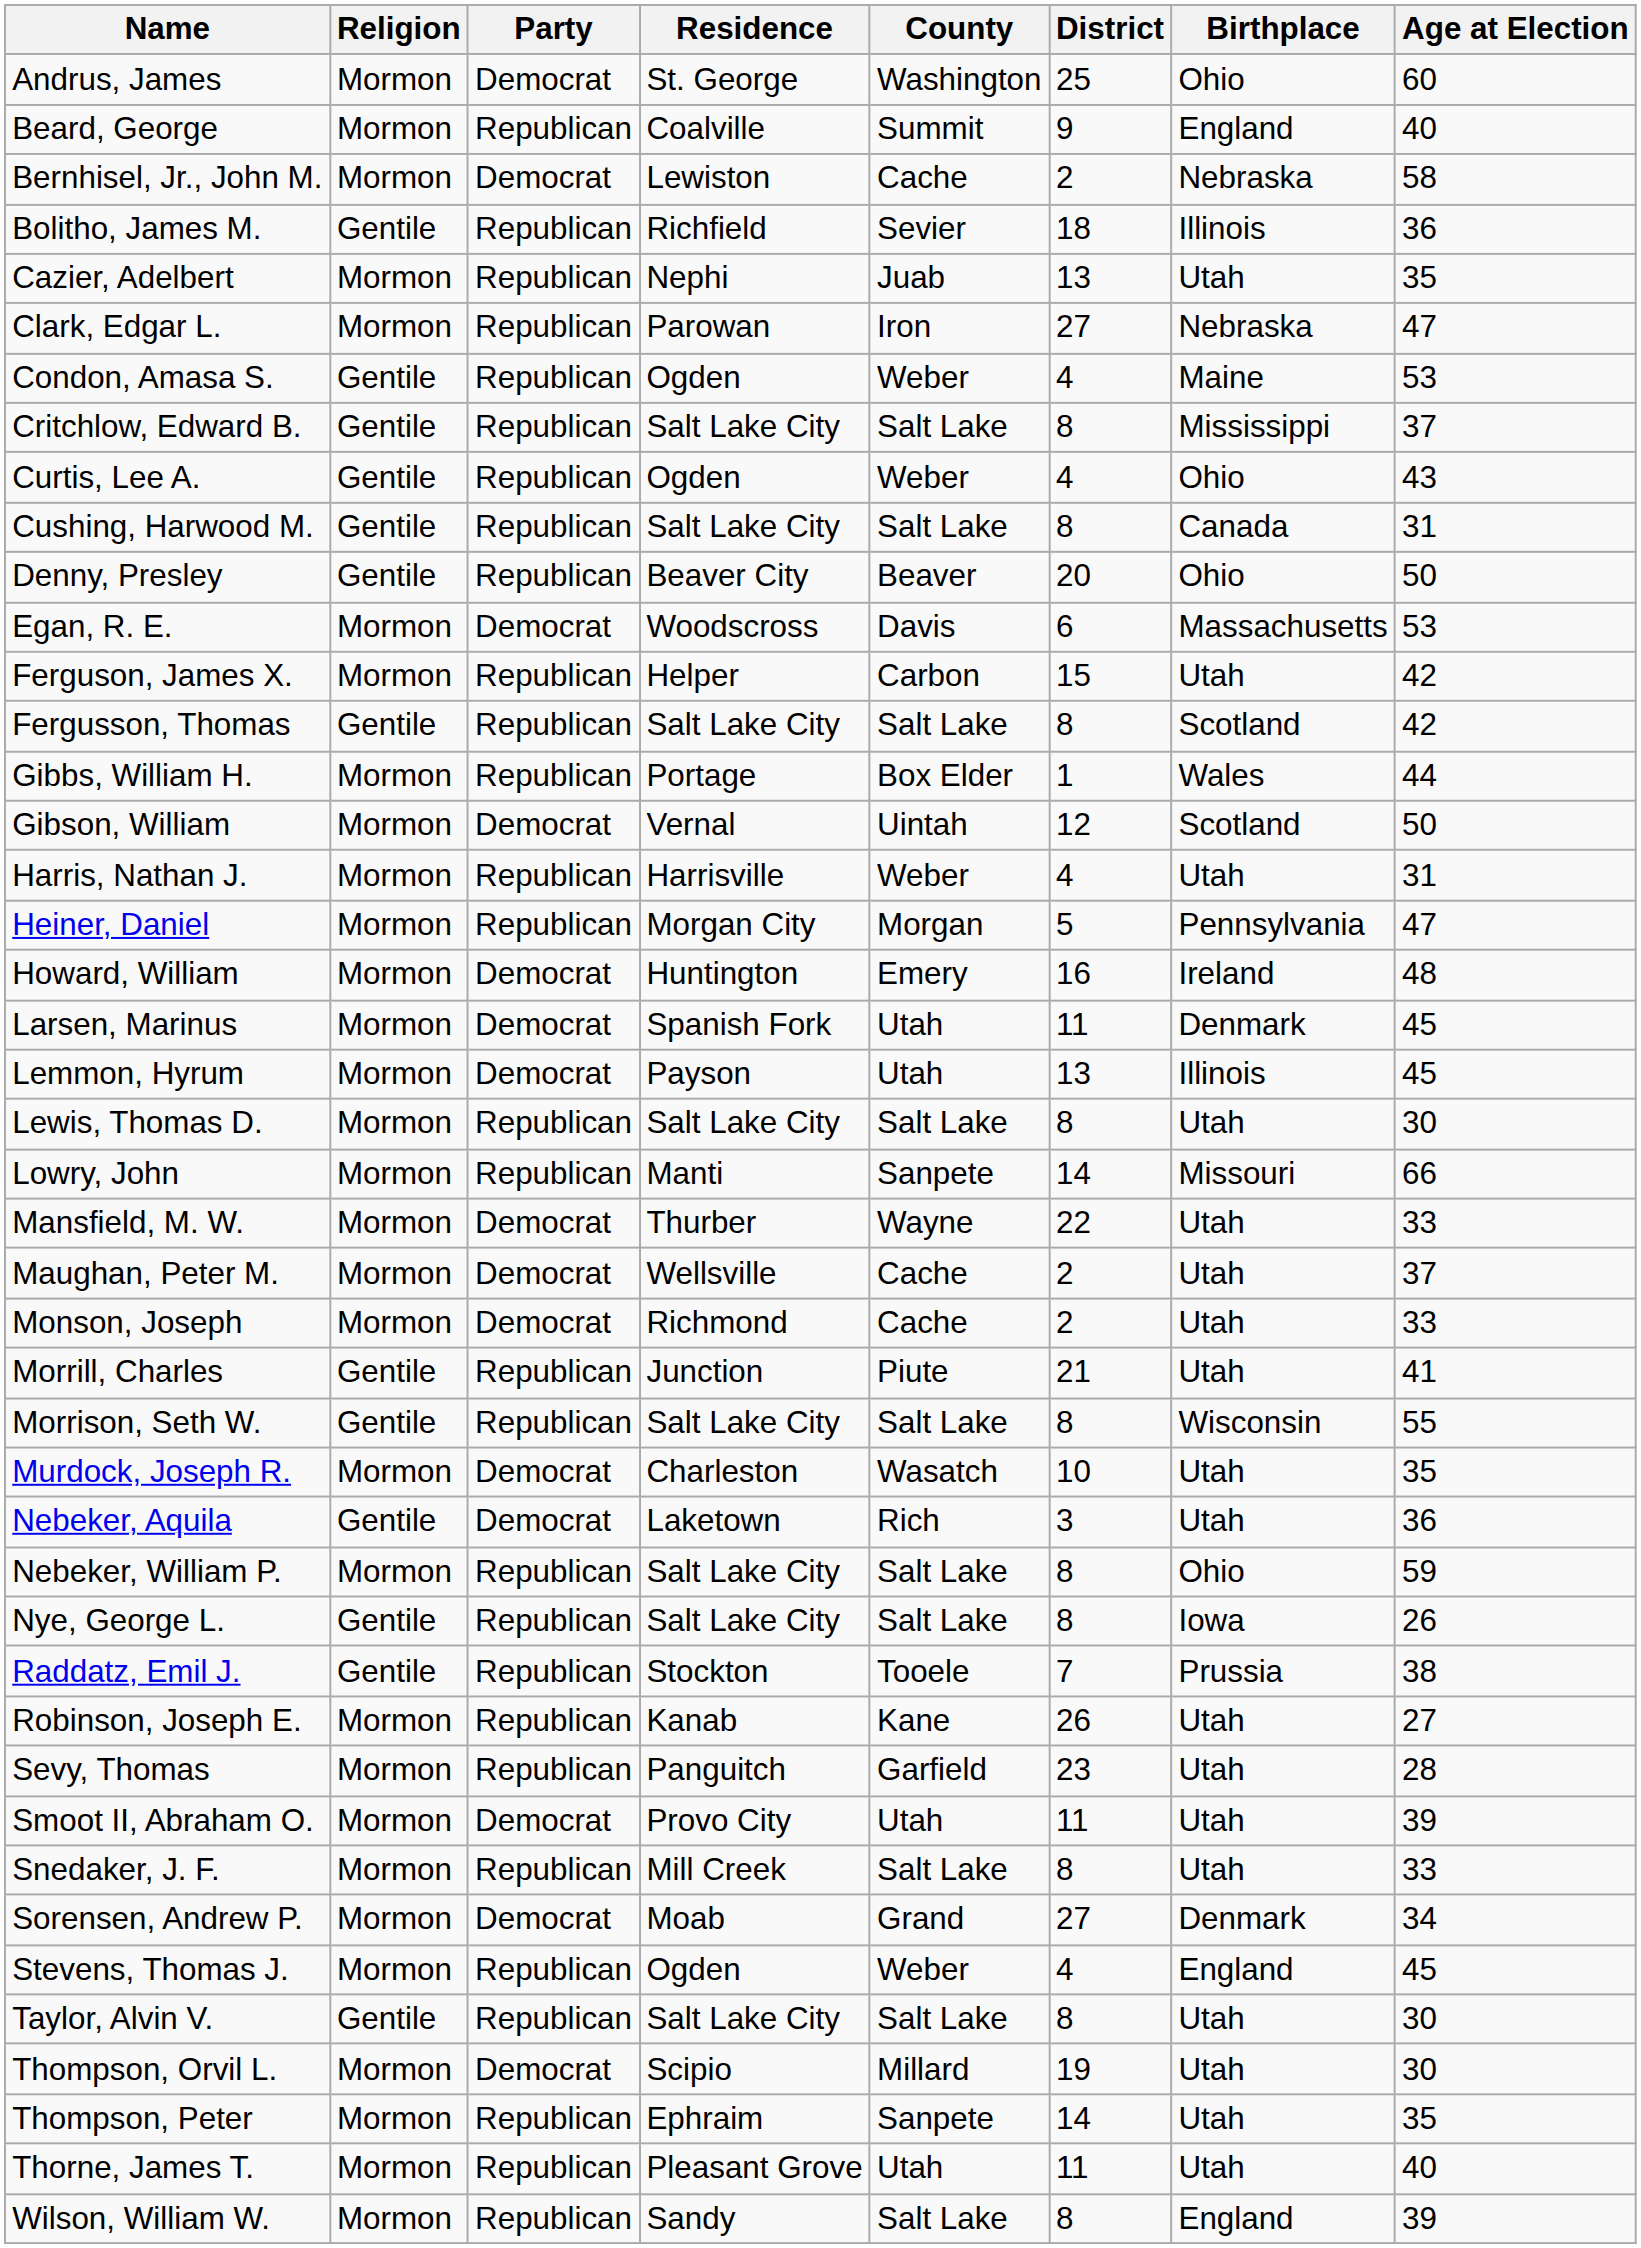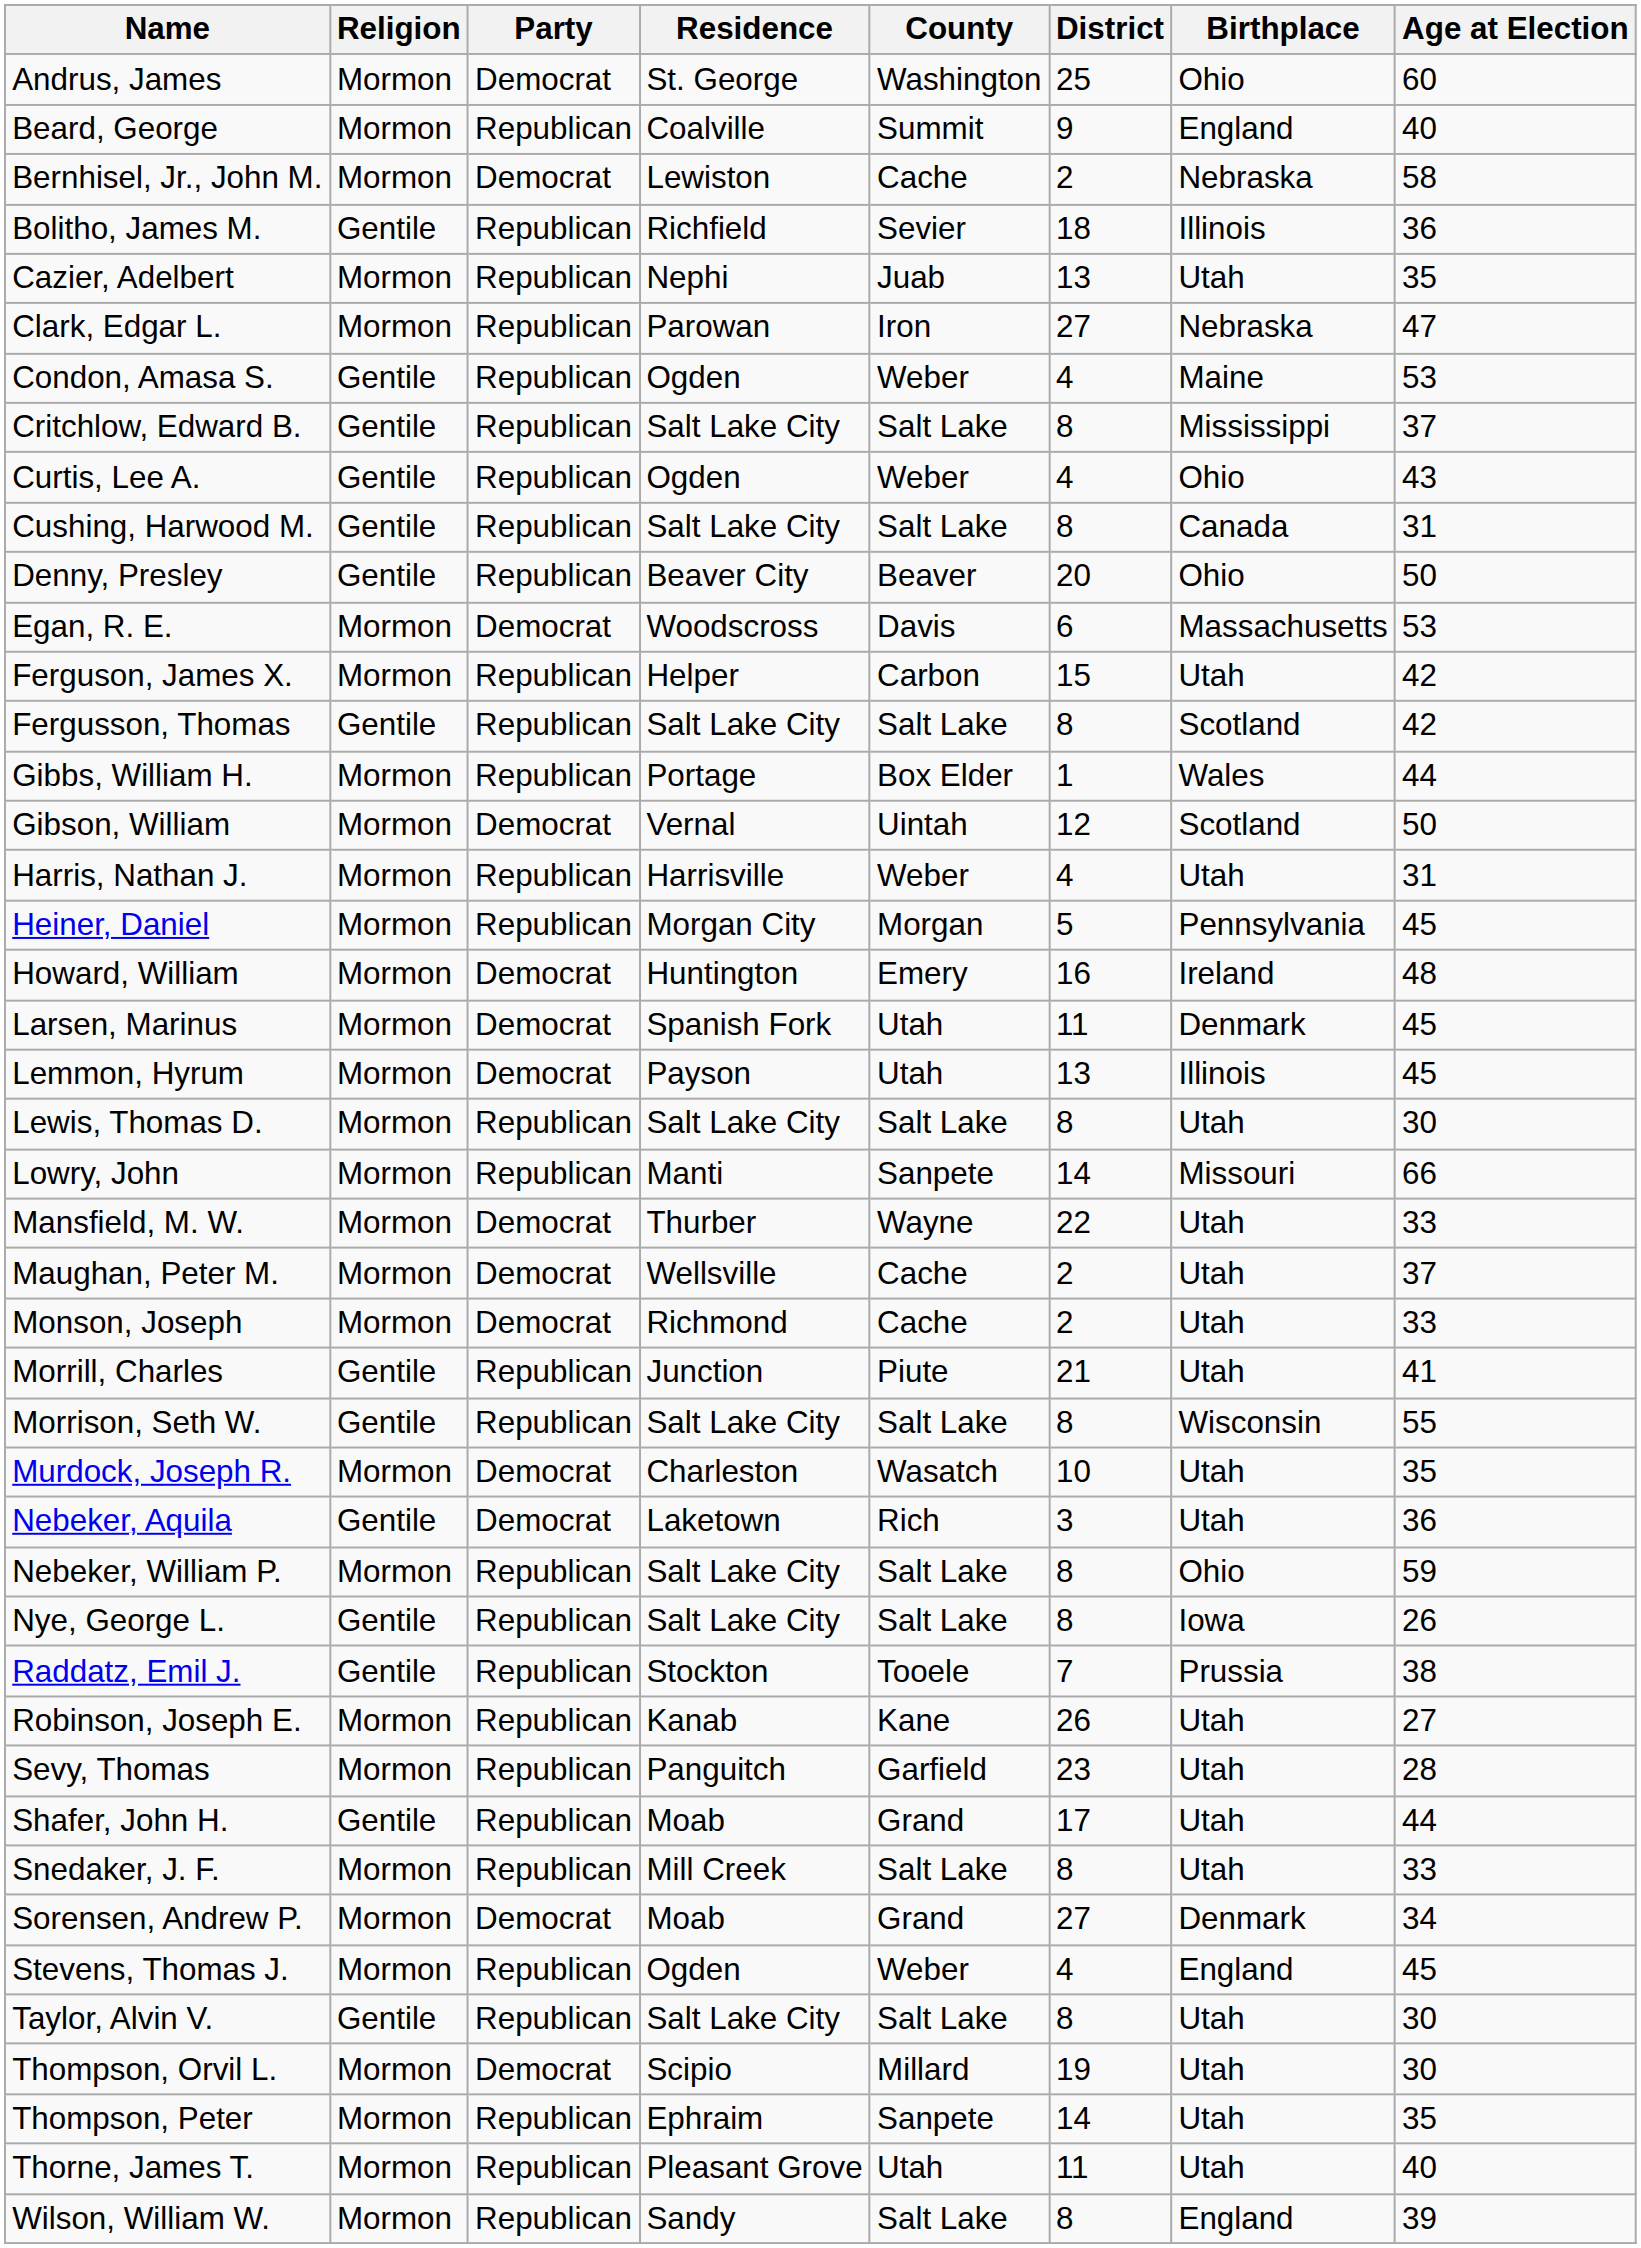(1420, 924) 47 -> (1420, 924) 45
+ row: (120, 1819)
- row: (163, 1819)
